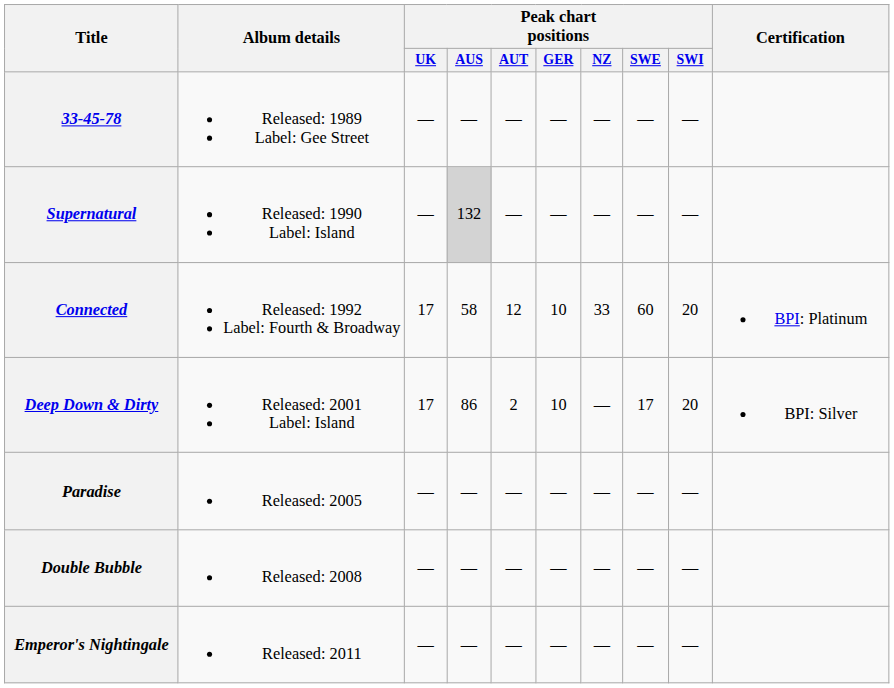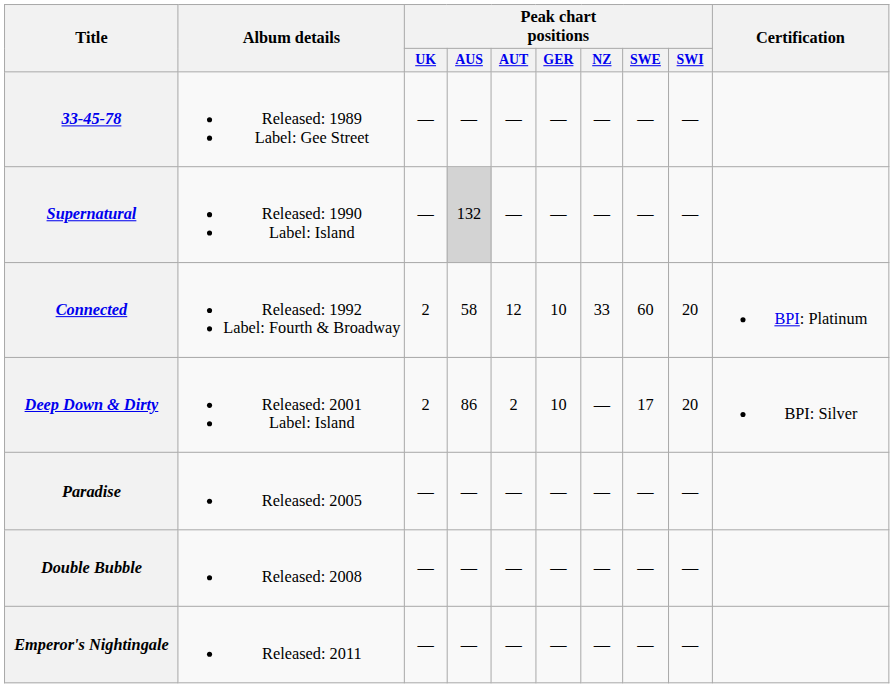(426, 309) 17 -> (426, 309) 2
(426, 404) 17 -> (426, 404) 2
